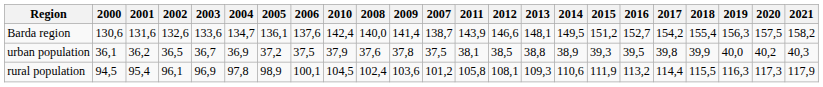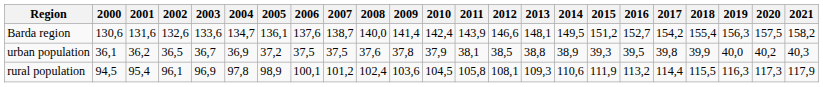columns swapped: (439, 14) <-> (340, 14)
